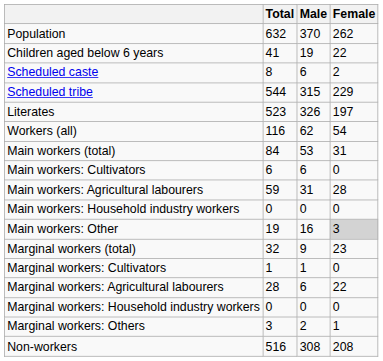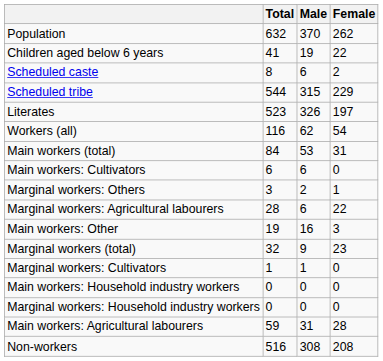rows swapped: (105, 190) <-> (76, 326)
rows swapped: (123, 209) <-> (115, 287)
(336, 229) lightgrey background -> (336, 229) no background
